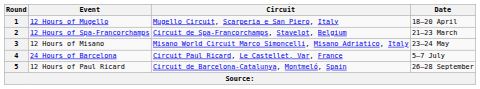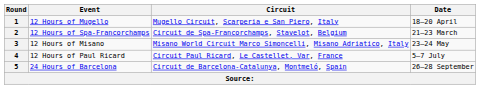(73, 56) 24 Hours of Barcelona -> (77, 56) 12 Hours of Paul Ricard
(77, 67) 12 Hours of Paul Ricard -> (73, 67) 24 Hours of Barcelona
